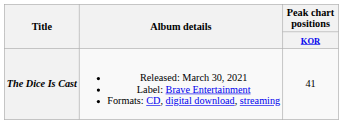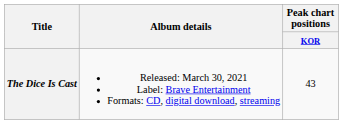(311, 84) 41 -> (311, 84) 43
